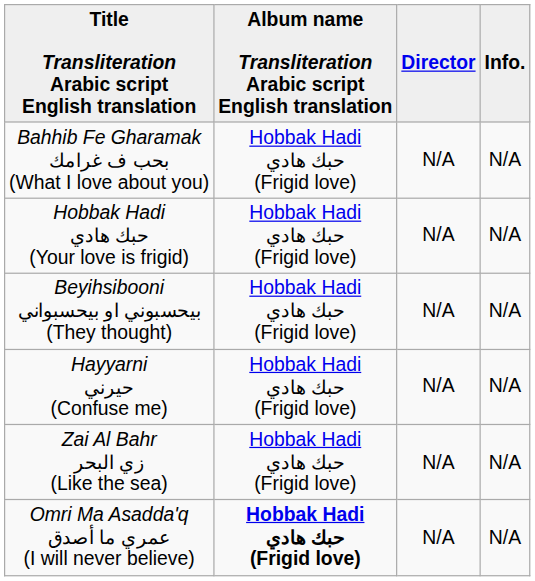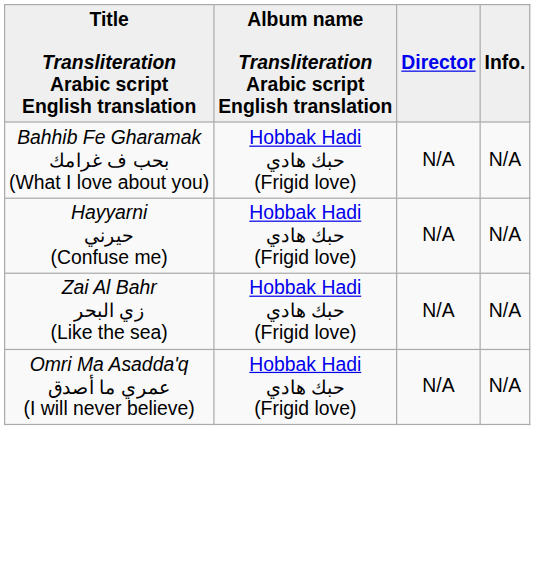- row: (109, 235)
- row: (109, 311)
(305, 537) bold -> (305, 386) normal
